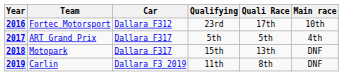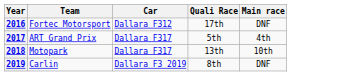- column: (214, 11)
(315, 24) 10th -> (263, 24) DNF
(315, 51) DNF -> (263, 51) 10th
